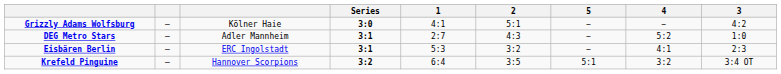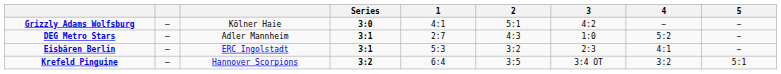columns swapped: (739, 11) <-> (589, 11)
